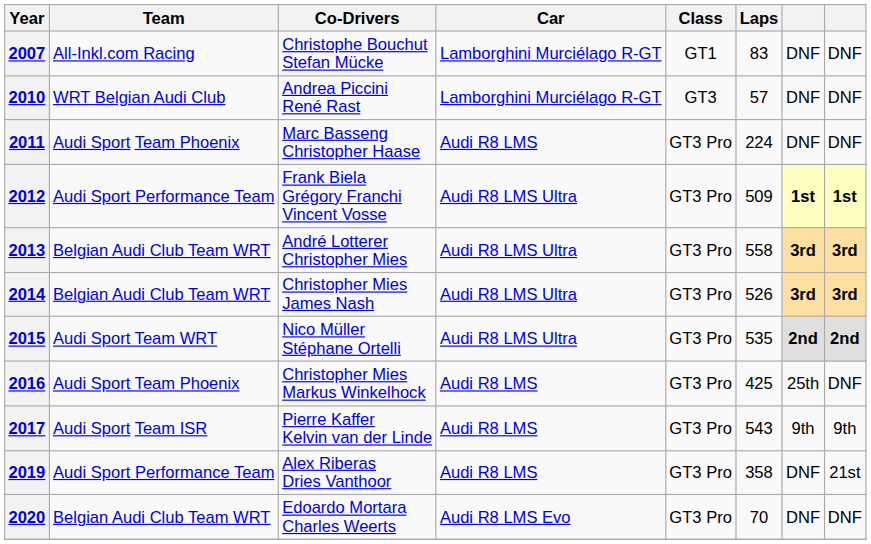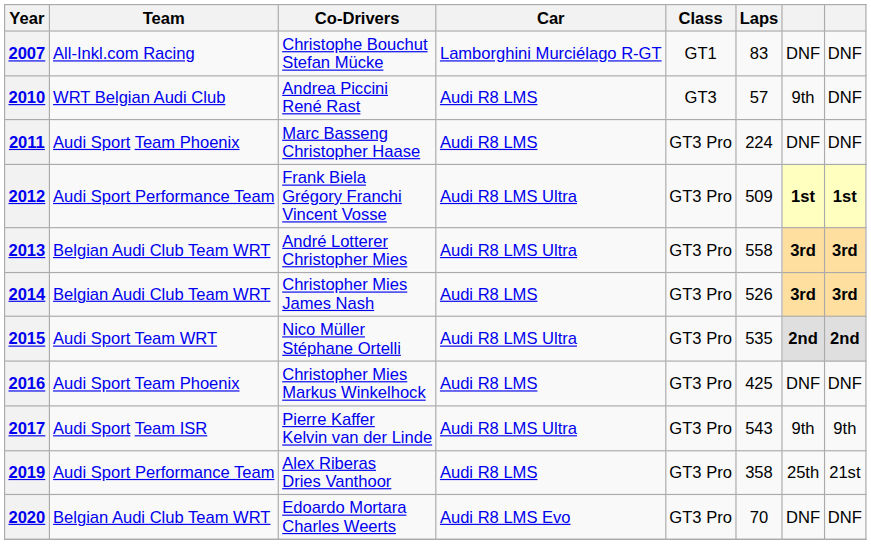(551, 98) Lamborghini Murciélago R-GT -> (489, 98) Audi R8 LMS
(803, 98) DNF -> (803, 98) 9th
(508, 295) Audi R8 LMS Ultra -> (489, 295) Audi R8 LMS
(803, 384) 25th -> (803, 384) DNF
(489, 428) Audi R8 LMS -> (508, 428) Audi R8 LMS Ultra
(803, 473) DNF -> (803, 473) 25th
